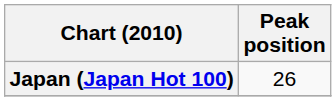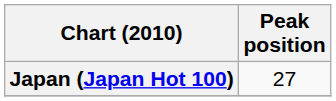(284, 78) 26 -> (284, 78) 27
